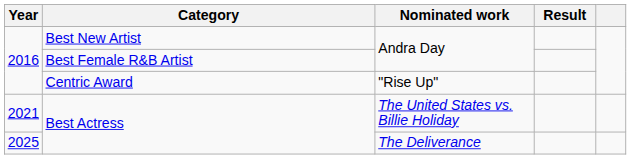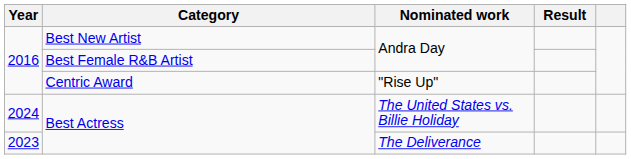(23, 112) 2021 -> (23, 112) 2024
(23, 143) 2025 -> (23, 143) 2023
